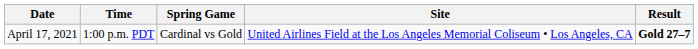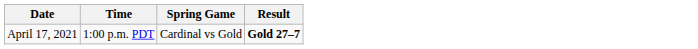- column: (440, 14)
